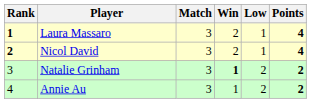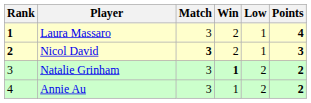(209, 51) normal -> (209, 51) bold
(301, 51) 4 -> (301, 51) 3
